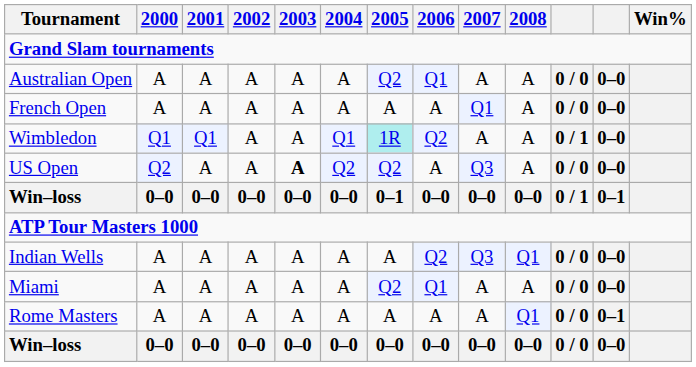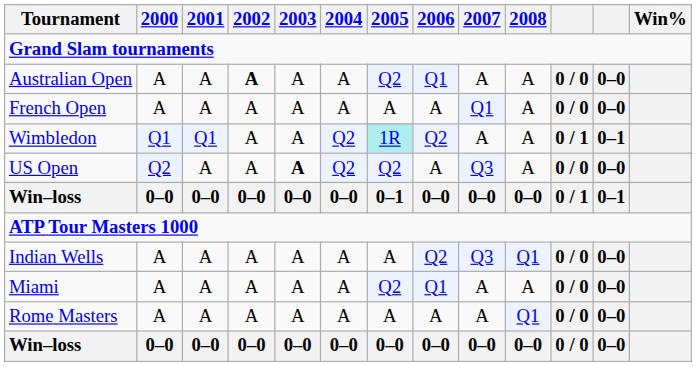(252, 78) normal -> (252, 78) bold
(344, 138) Q1 -> (344, 138) Q2
(611, 138) 0–0 -> (611, 138) 0–1
(611, 316) 0–1 -> (611, 316) 0–0
